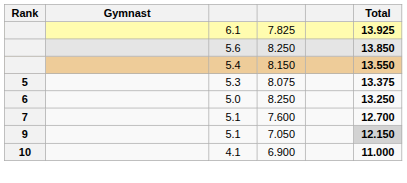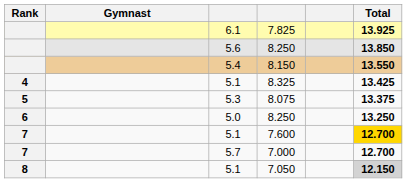+ row: (233, 83)
(378, 117) no background -> (378, 134) gold background
+ row: (233, 152)
(25, 134) 9 -> (25, 169) 8
- row: (233, 152)
